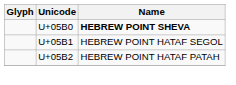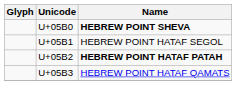(150, 57) normal -> (151, 57) bold
+ row: (56, 73)
